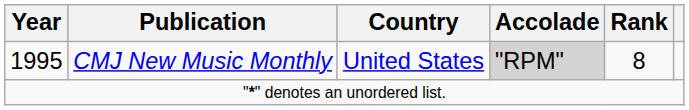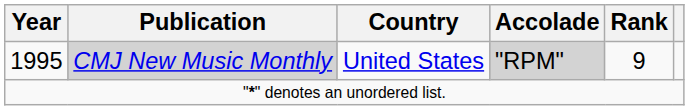(203, 60) no background -> (203, 60) lightgrey background
(639, 60) 8 -> (639, 60) 9
